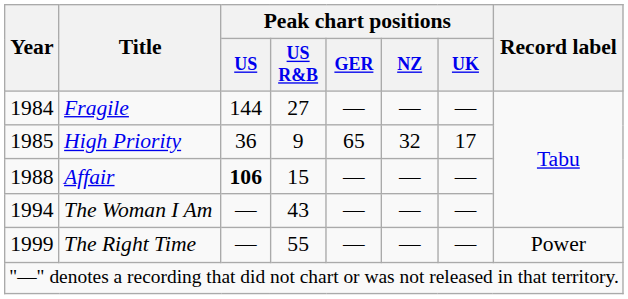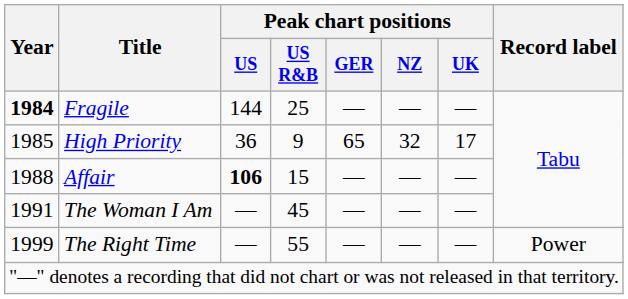(32, 107) normal -> (32, 107) bold
(298, 107) 27 -> (298, 107) 25
(32, 210) 1994 -> (32, 210) 1991
(298, 210) 43 -> (298, 210) 45
